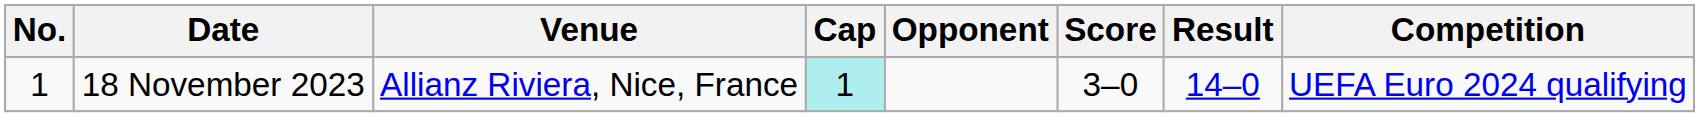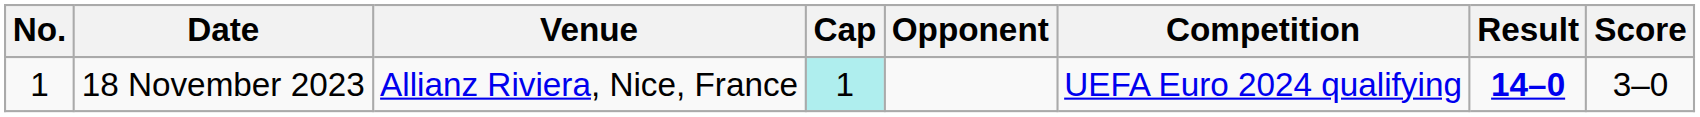columns swapped: (1110, 30) <-> (1488, 30)
(1223, 83) normal -> (1528, 83) bold
